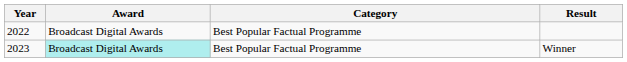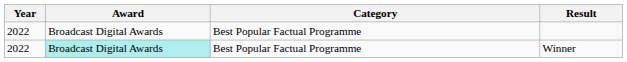(18, 48) 2023 -> (18, 48) 2022
